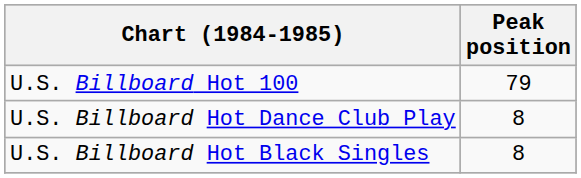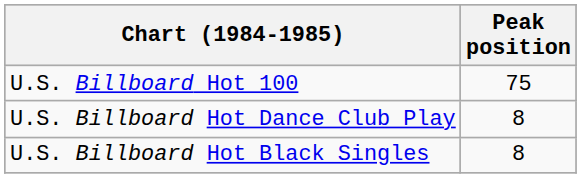(519, 83) 79 -> (519, 83) 75
